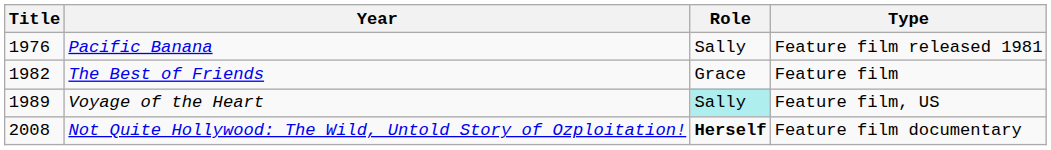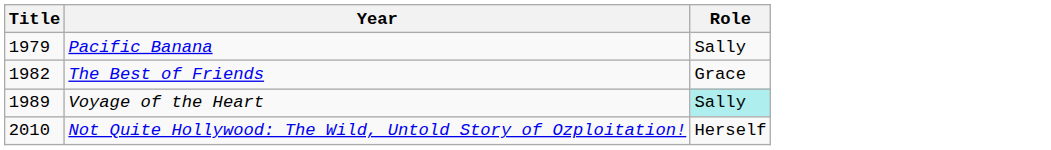- column: (909, 19)
(29, 47) 1976 -> (29, 47) 1979
(29, 131) 2008 -> (29, 131) 2010
(730, 131) bold -> (730, 131) normal
